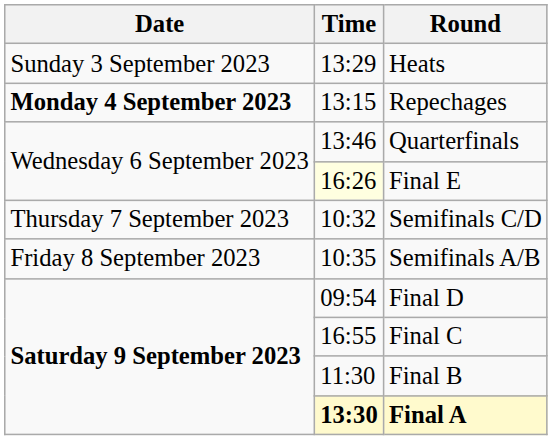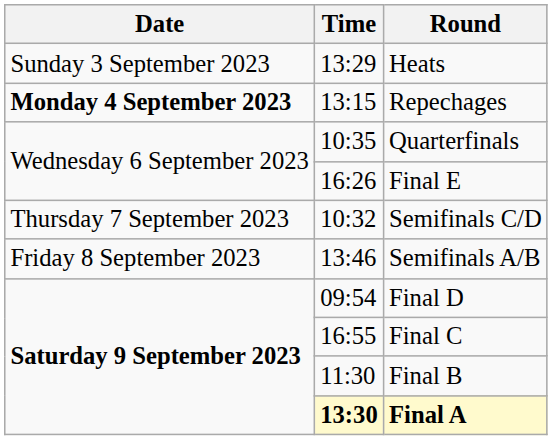(348, 141) 13:46 -> (348, 141) 10:35
(348, 180) lightyellow background -> (348, 180) no background
(348, 258) 10:35 -> (348, 258) 13:46
